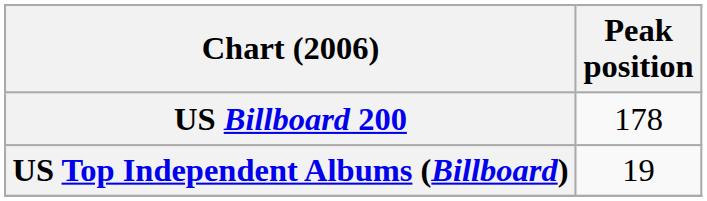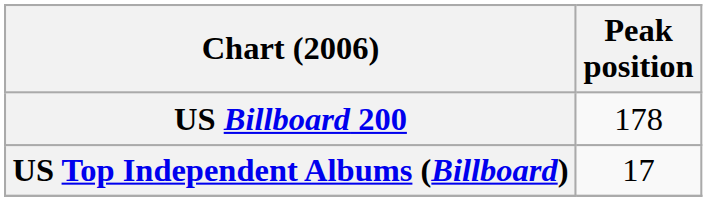(639, 169) 19 -> (639, 169) 17
